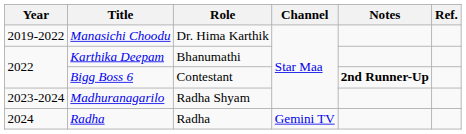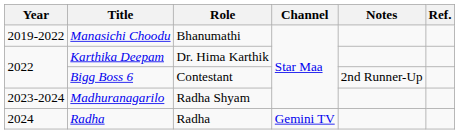(223, 35) Dr. Hima Karthik -> (209, 35) Bhanumathi
(209, 56) Bhanumathi -> (223, 56) Dr. Hima Karthik
(385, 77) bold -> (382, 77) normal
